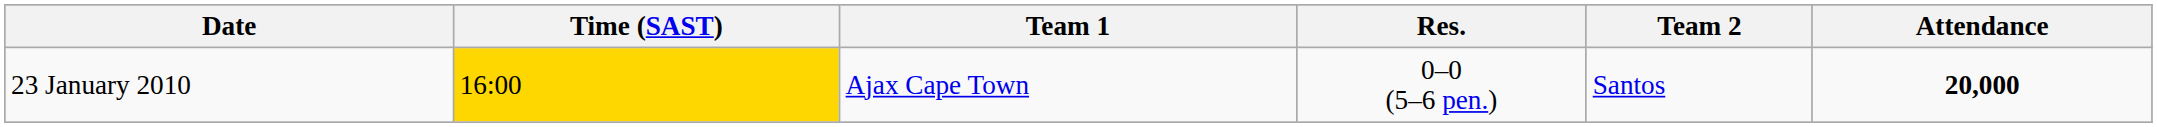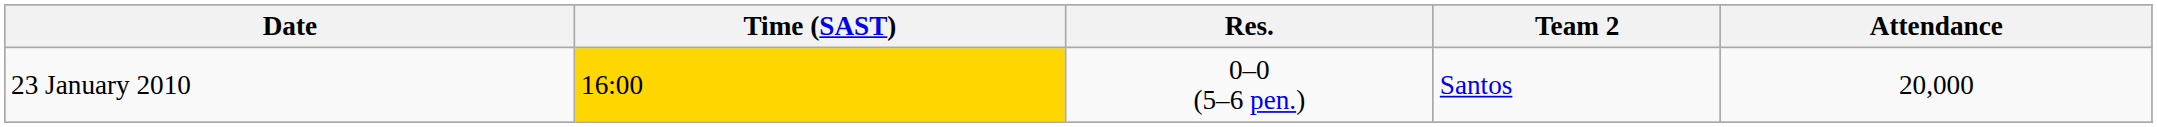- column: (1068, 26)
(1982, 84) bold -> (1936, 84) normal
